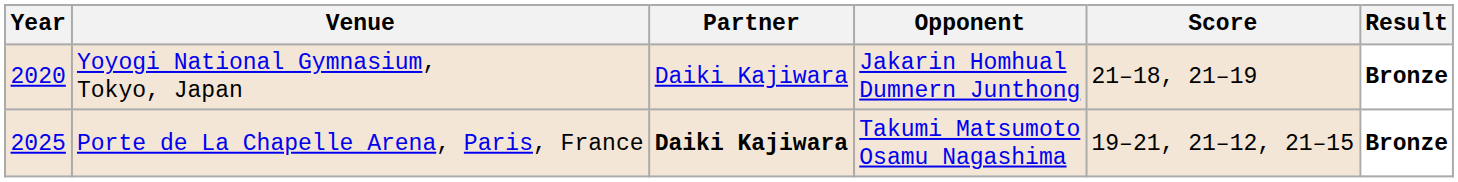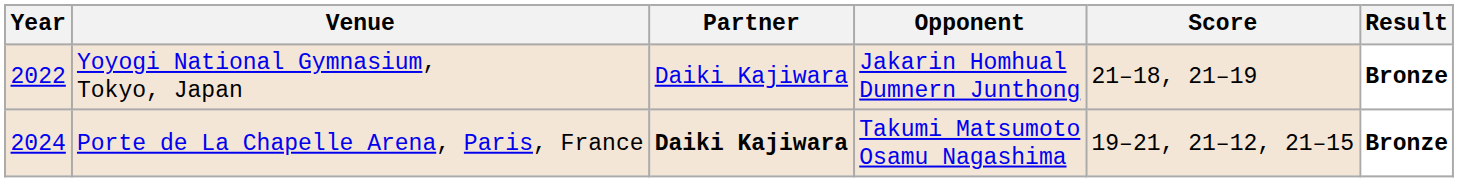(38, 77) 2020 -> (38, 77) 2022
(38, 143) 2025 -> (38, 143) 2024
